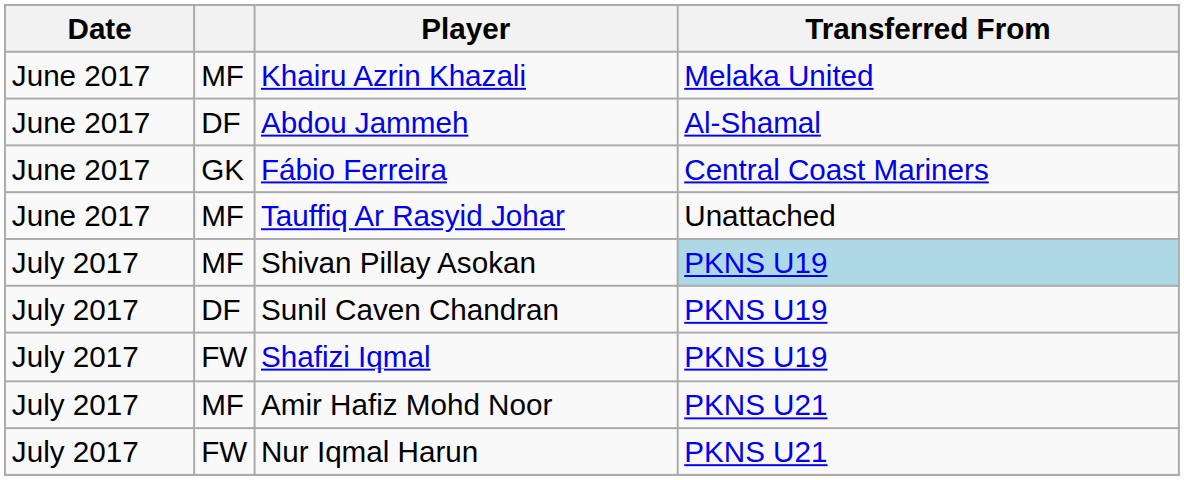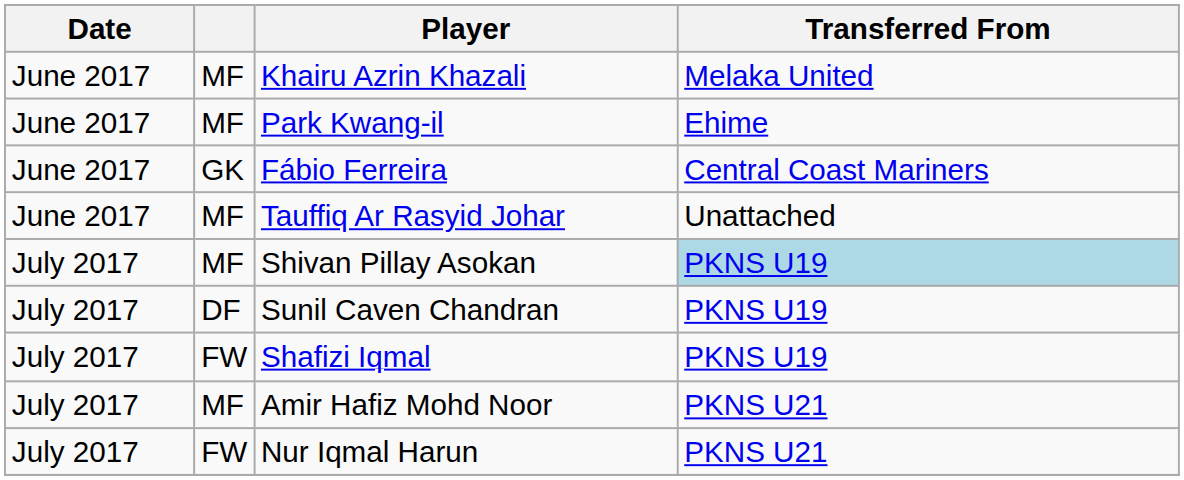- row: (365, 122)
+ row: (352, 122)
